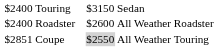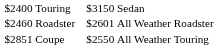(18, 23) $2400 -> (18, 23) $2460
(100, 23) $2600 -> (100, 23) $2601
(100, 39) lightgrey background -> (100, 39) no background
